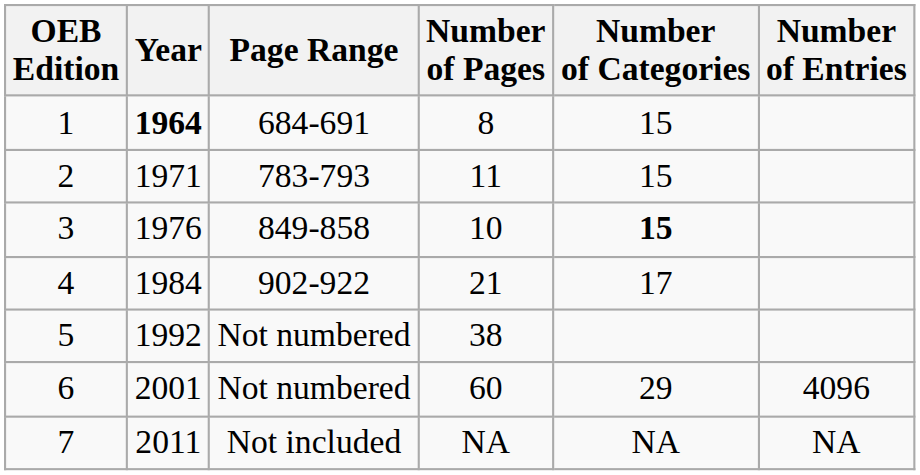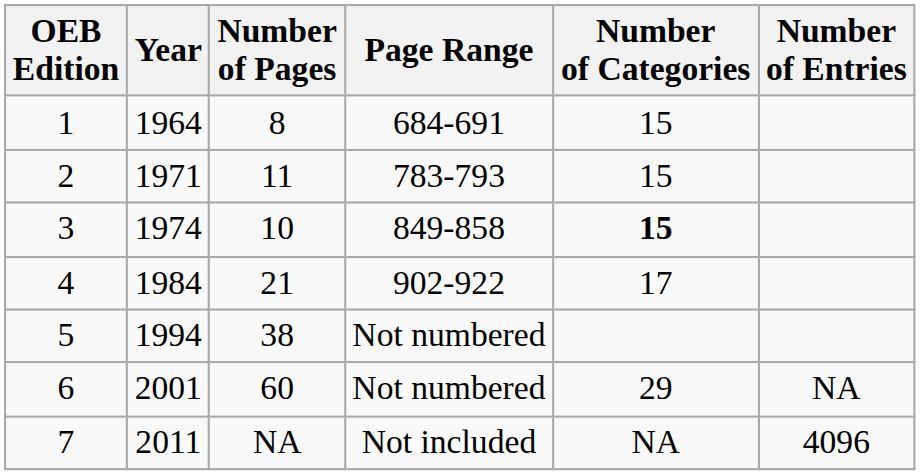columns swapped: (314, 50) <-> (486, 50)
(168, 122) bold -> (168, 122) normal
(168, 228) 1976 -> (168, 228) 1974
(168, 335) 1992 -> (168, 335) 1994
(836, 388) 4096 -> (836, 388) NA
(836, 441) NA -> (836, 441) 4096
